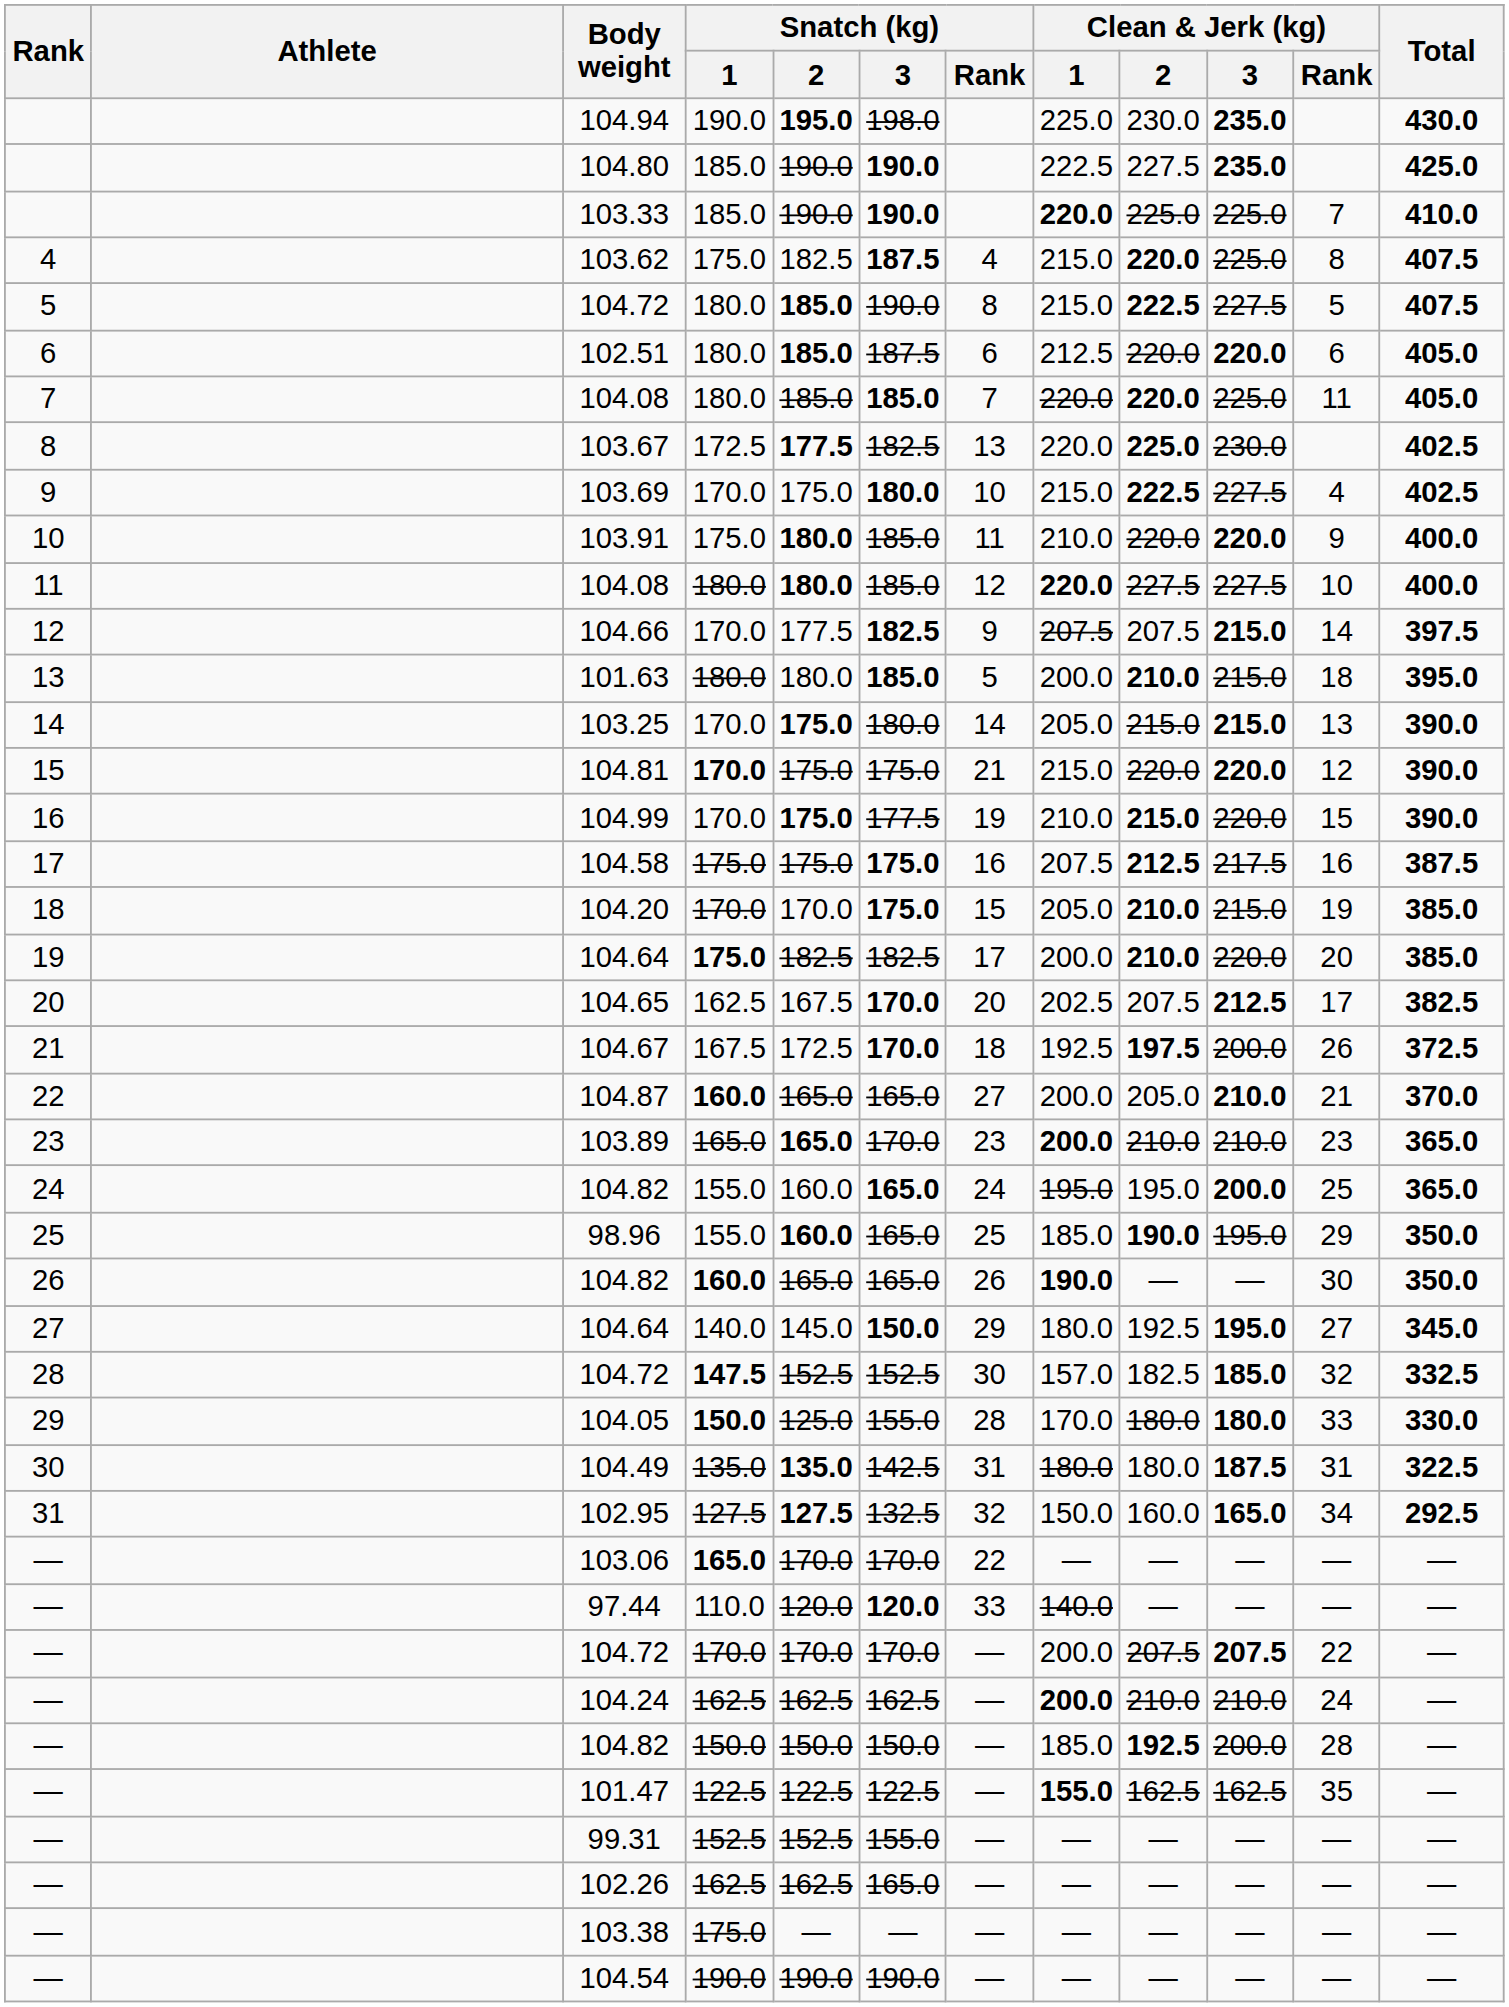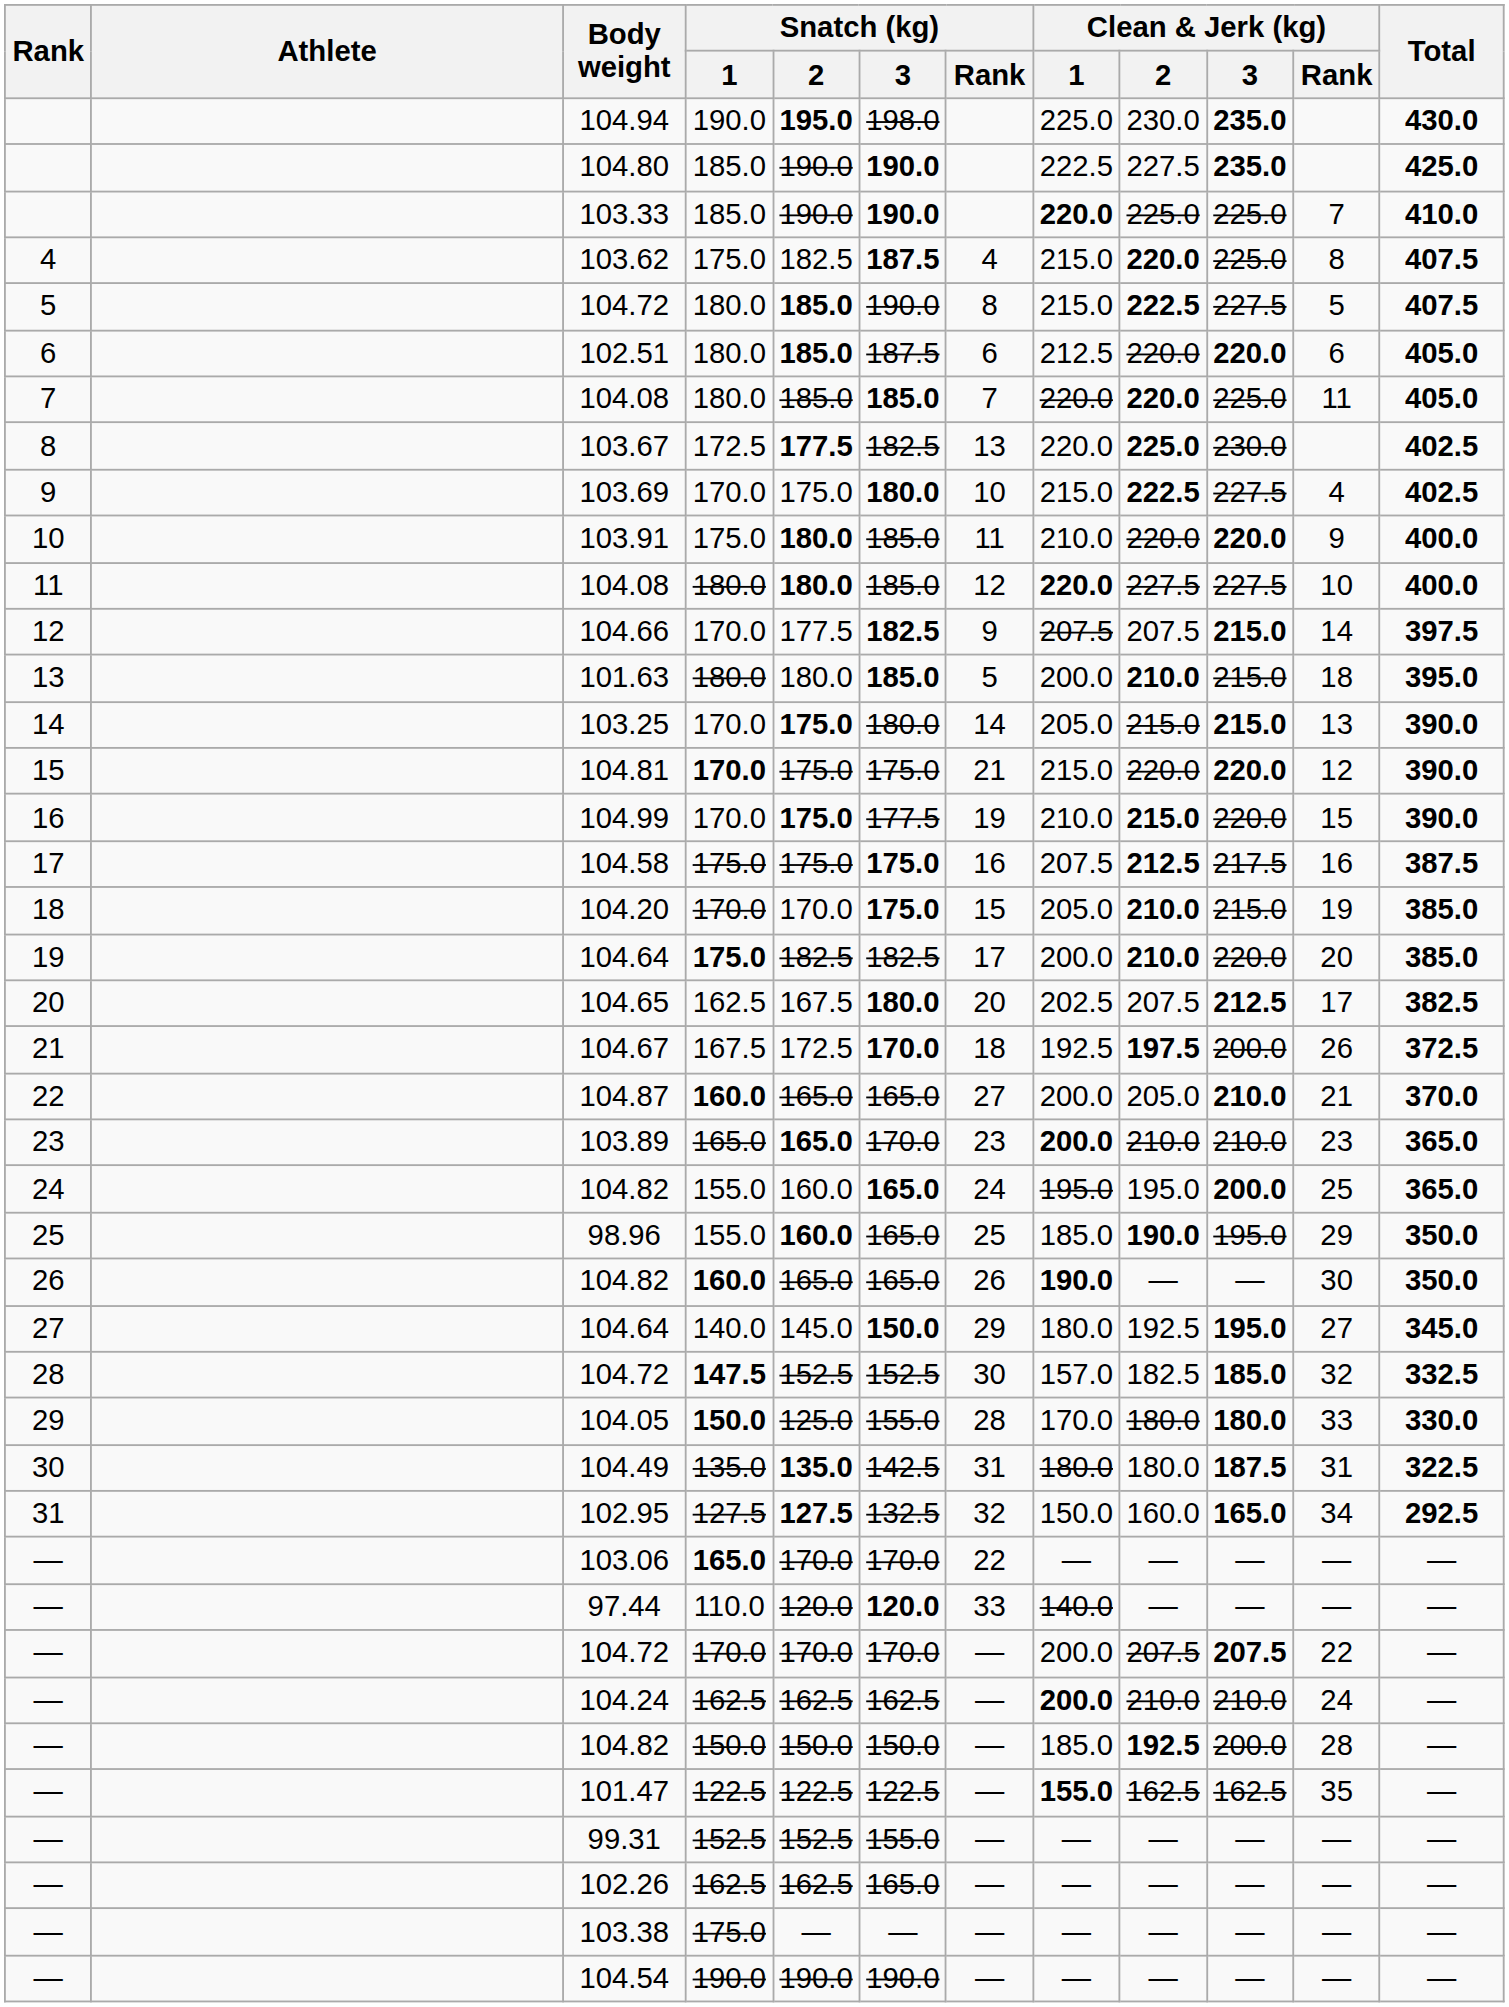(903, 1002) 170.0 -> (903, 1002) 180.0
